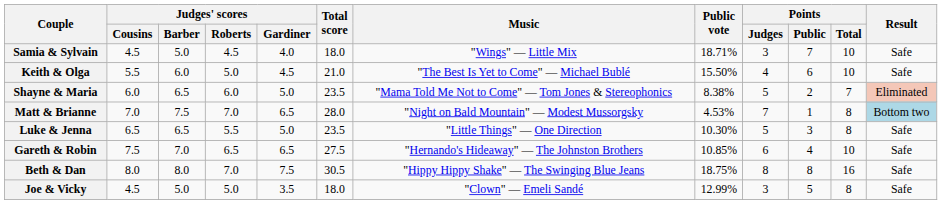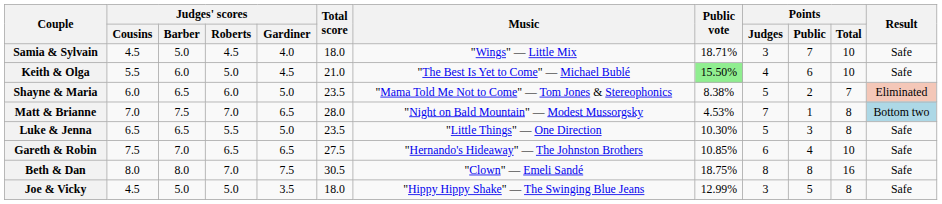(719, 73) no background -> (719, 73) lightgreen background
(524, 170) "Hippy Hippy Shake" — The Swinging Blue Jeans -> (524, 170) "Clown" — Emeli Sandé
(524, 189) "Clown" — Emeli Sandé -> (524, 189) "Hippy Hippy Shake" — The Swinging Blue Jeans
